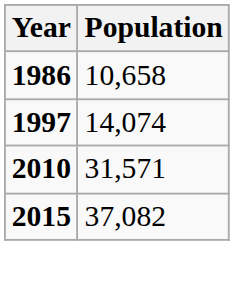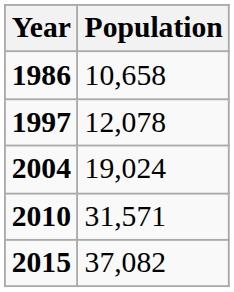(125, 121) 14,074 -> (125, 121) 12,078
+ row: (41, 168)
